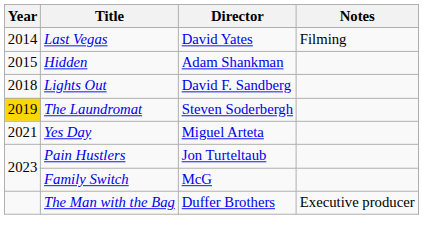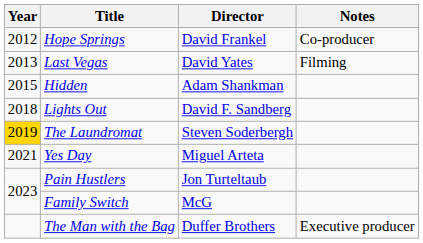+ row: (84, 39)
(23, 39) 2014 -> (23, 62) 2013
